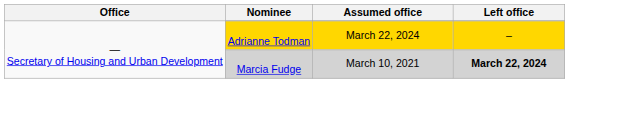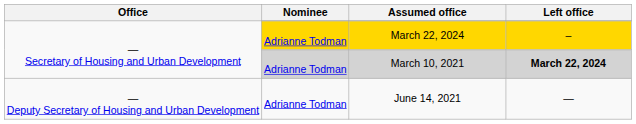(269, 70) Marcia Fudge -> (305, 70) Adrianne Todman
+ row: (427, 98)
